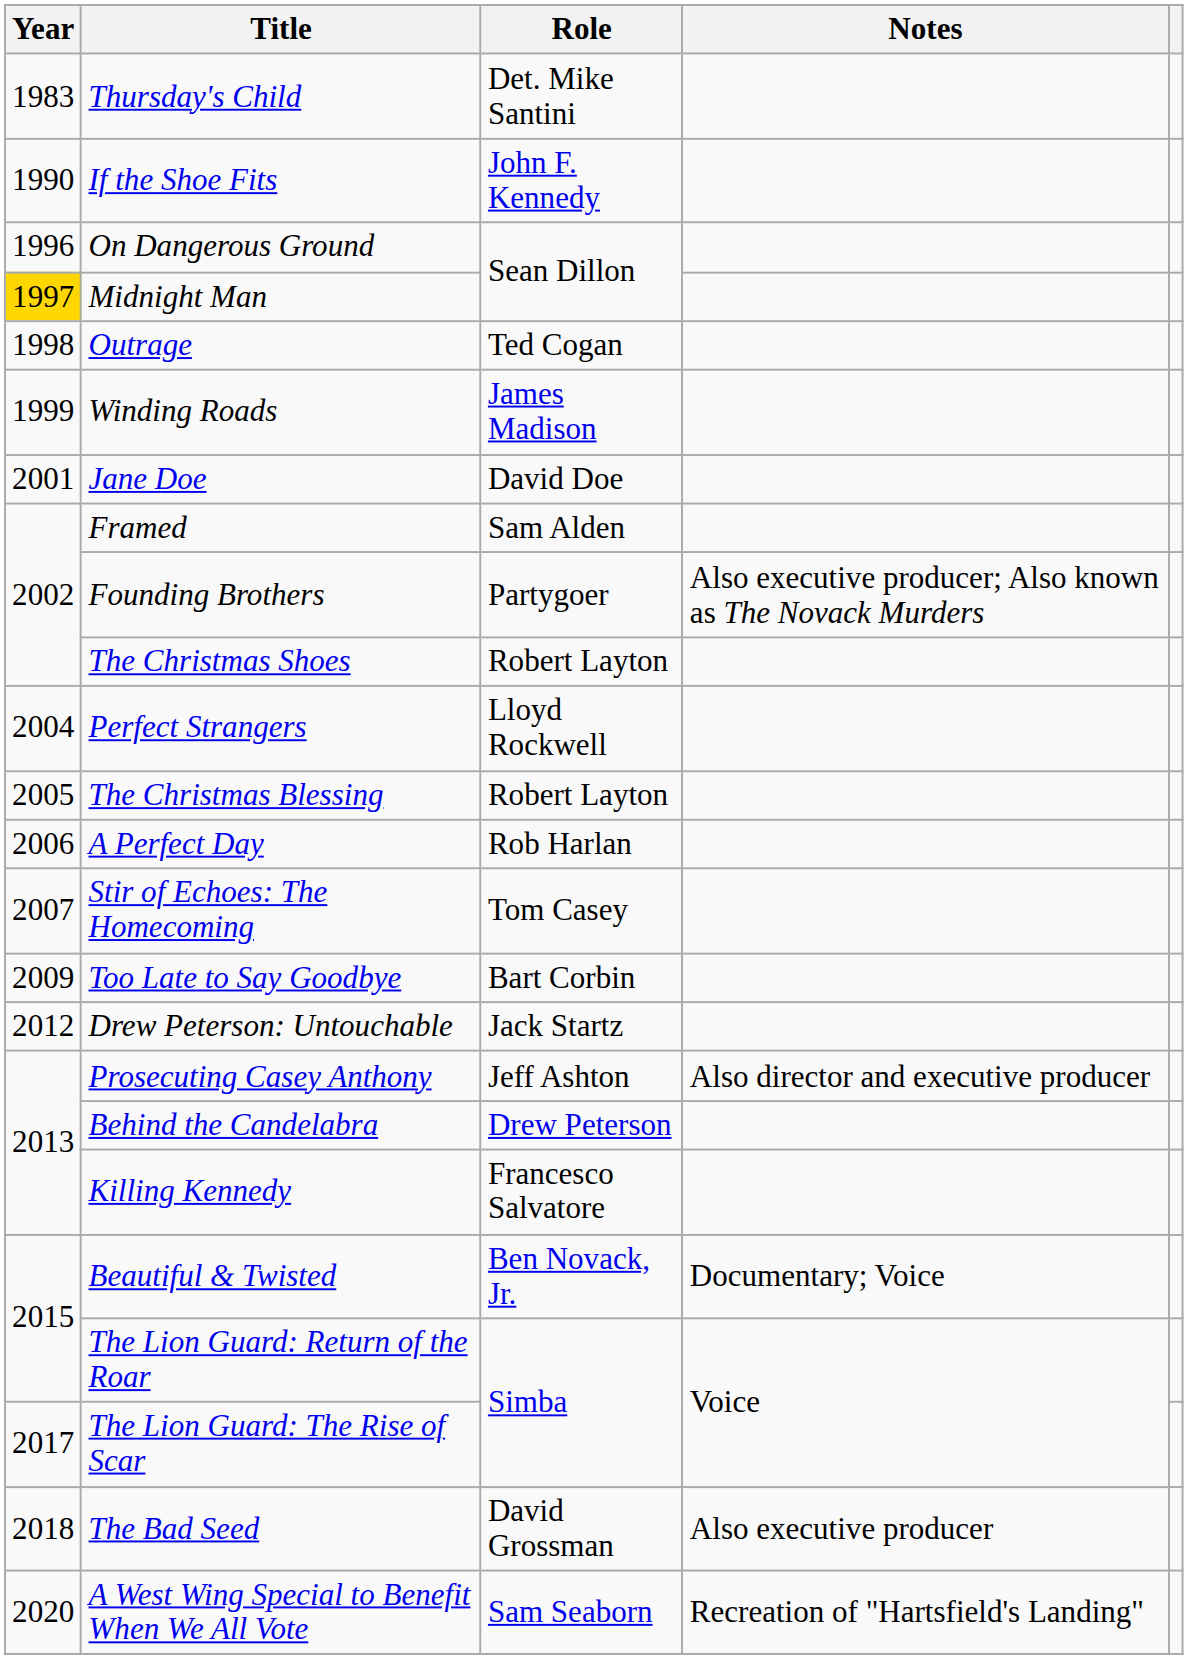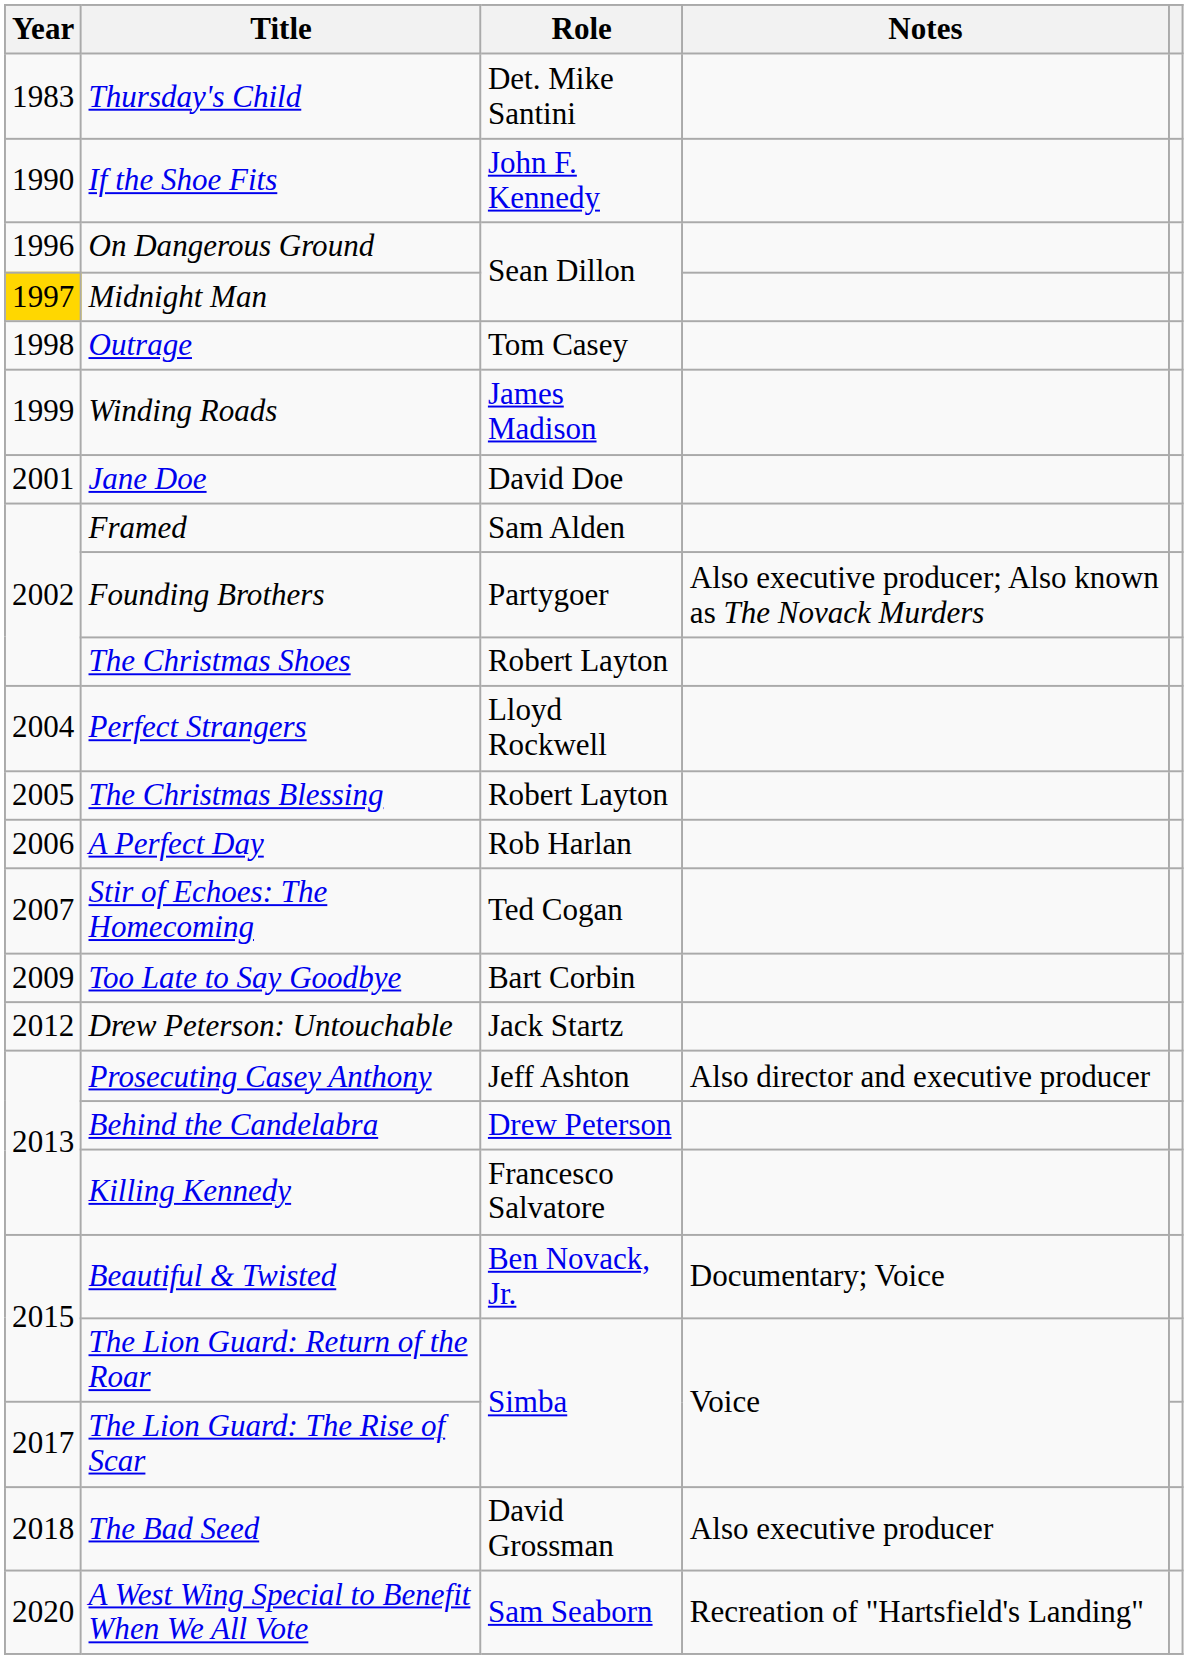(555, 345) Ted Cogan -> (558, 345) Tom Casey
(558, 910) Tom Casey -> (555, 910) Ted Cogan
